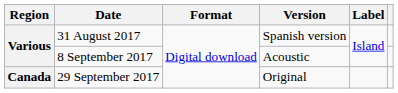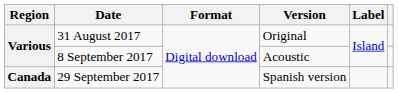(305, 35) Spanish version -> (285, 35) Original
(285, 77) Original -> (305, 77) Spanish version
